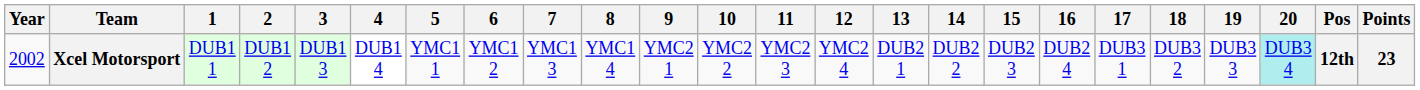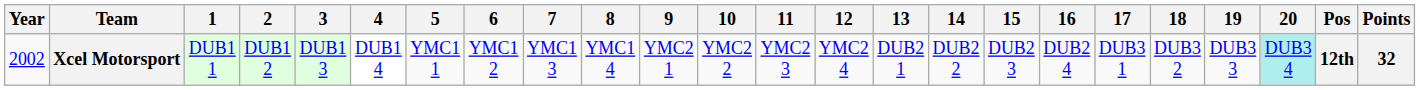(1386, 59) 23 -> (1386, 59) 32
